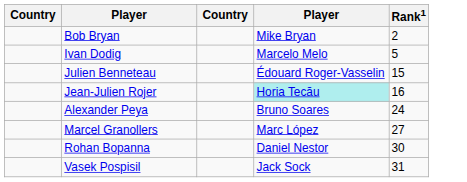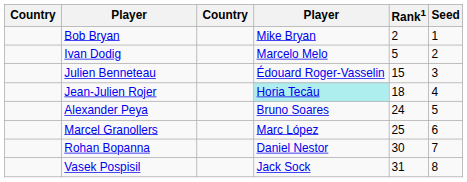+ column: (446, 15)
(398, 92) 16 -> (398, 92) 18
(398, 129) 27 -> (398, 129) 25
